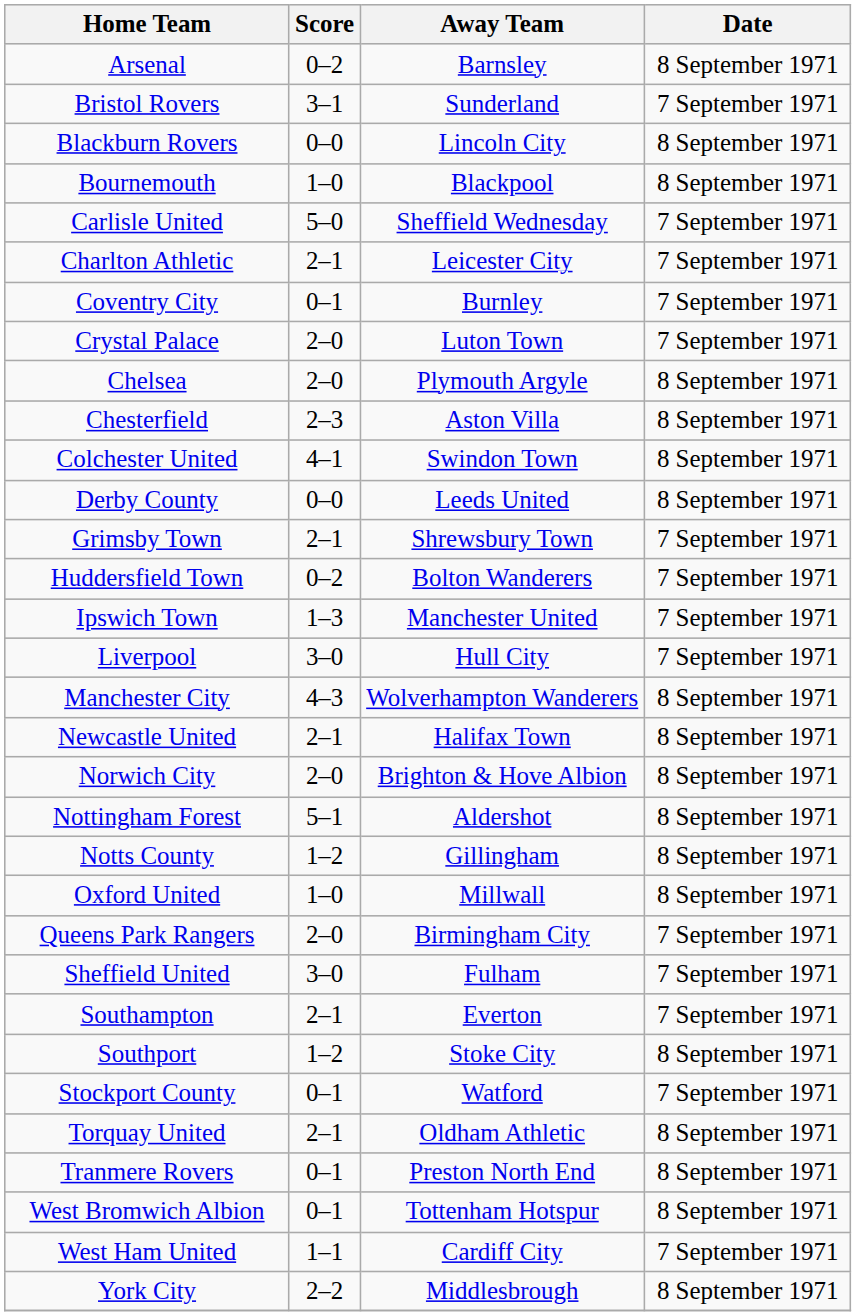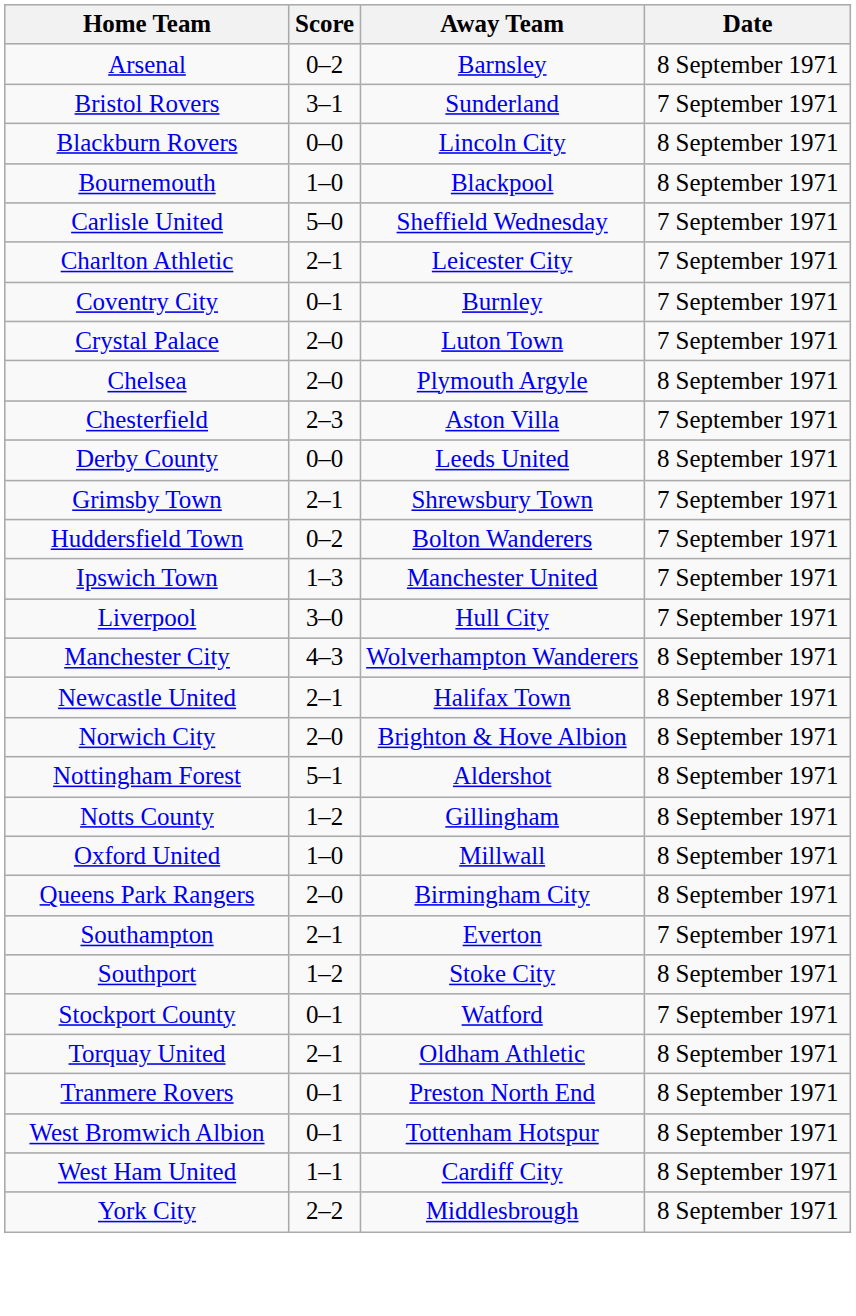(748, 420) 8 September 1971 -> (748, 420) 7 September 1971
- row: (147, 459)
(748, 934) 7 September 1971 -> (748, 895) 8 September 1971
- row: (147, 974)
(748, 1251) 7 September 1971 -> (748, 1172) 8 September 1971
